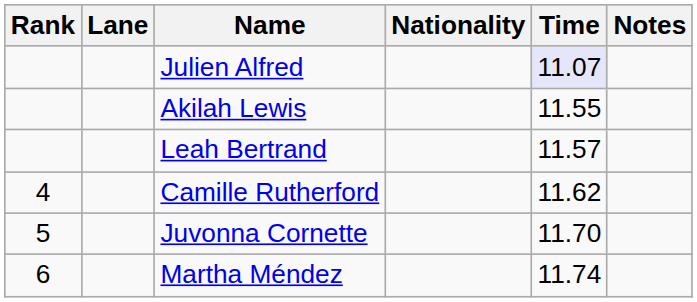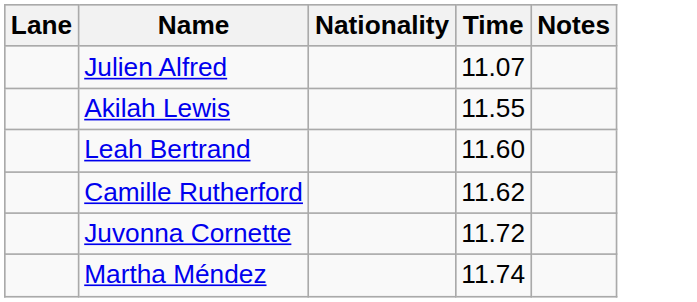- column: (43, 25)
(569, 66) lavender background -> (493, 66) no background
(569, 150) 11.57 -> (493, 150) 11.60
(569, 233) 11.70 -> (493, 233) 11.72
